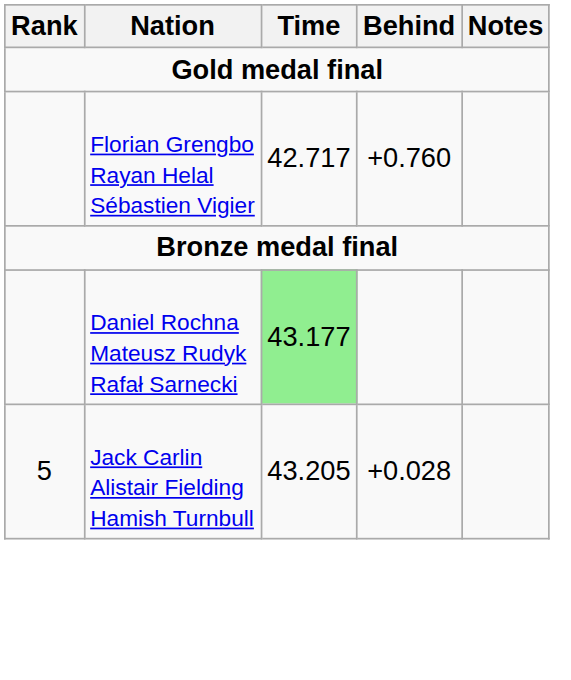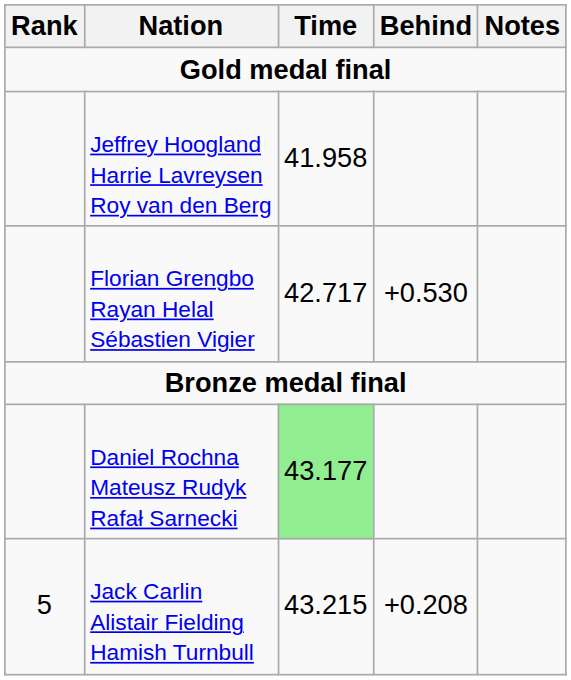+ row: (181, 175)
(409, 158) +0.760 -> (426, 293) +0.530
(309, 471) 43.205 -> (326, 606) 43.215
(409, 471) +0.028 -> (426, 606) +0.208
